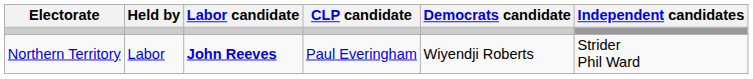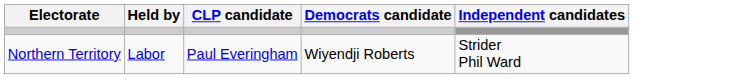- column: (243, 16)
